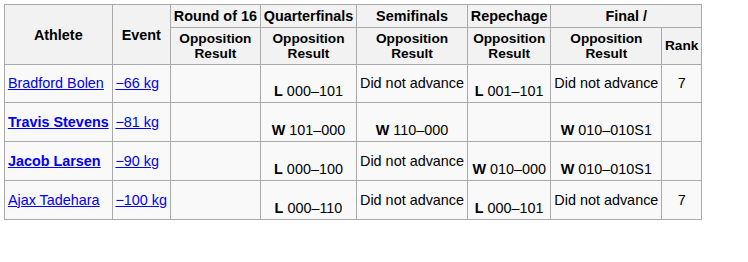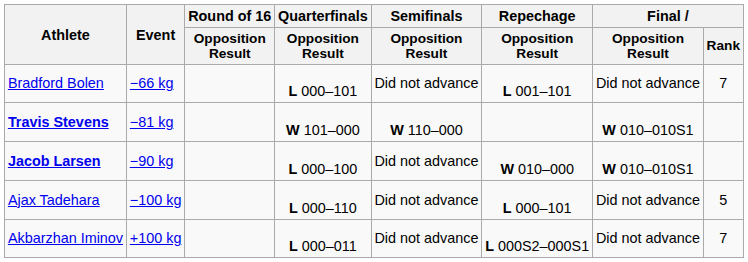(682, 200) 7 -> (723, 200) 5
+ row: (65, 238)
